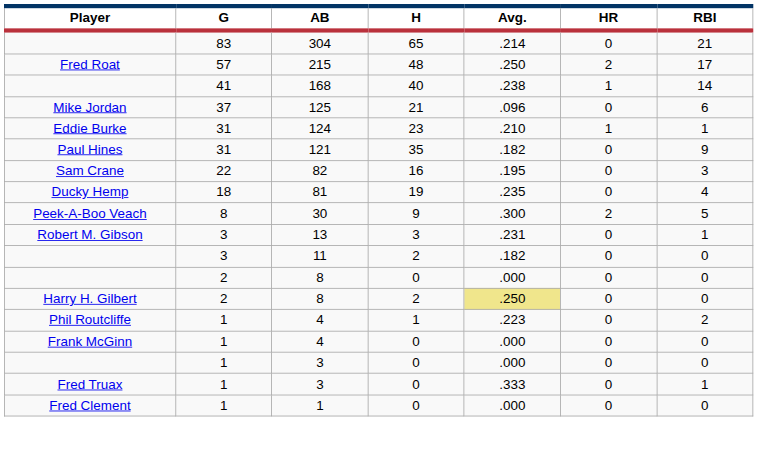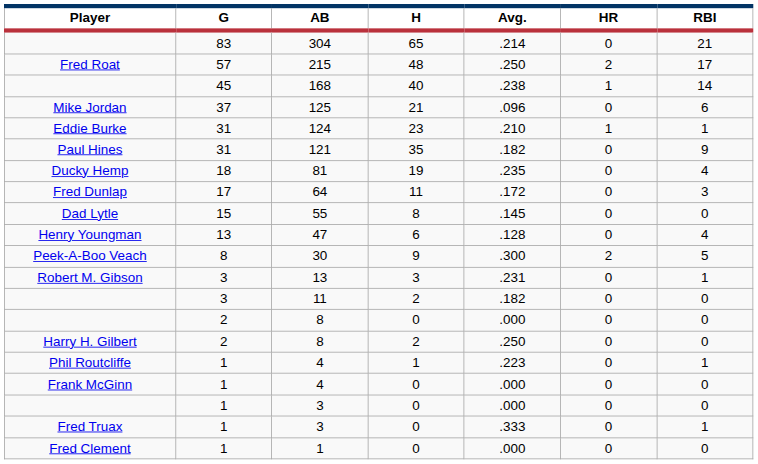(224, 85) 41 -> (224, 85) 45
- row: (90, 171)
+ row: (90, 192)
+ row: (90, 213)
+ row: (90, 235)
(512, 298) khaki background -> (512, 341) no background
(705, 320) 2 -> (705, 362) 1
